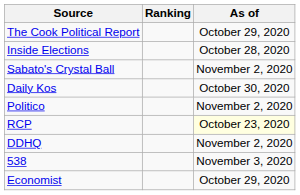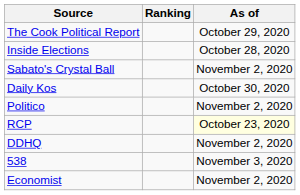(244, 180) October 29, 2020 -> (244, 180) November 2, 2020
